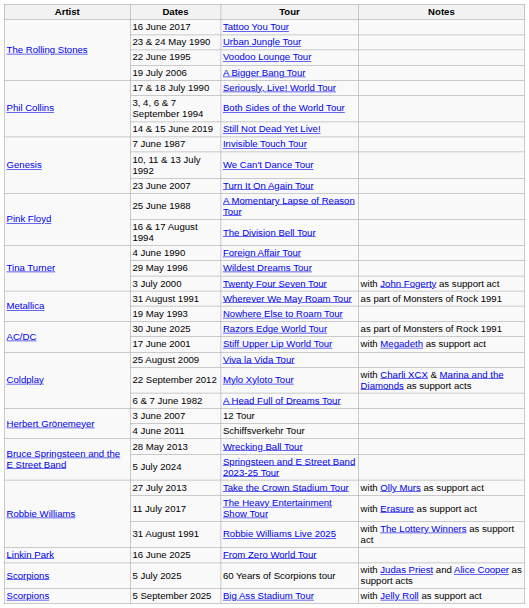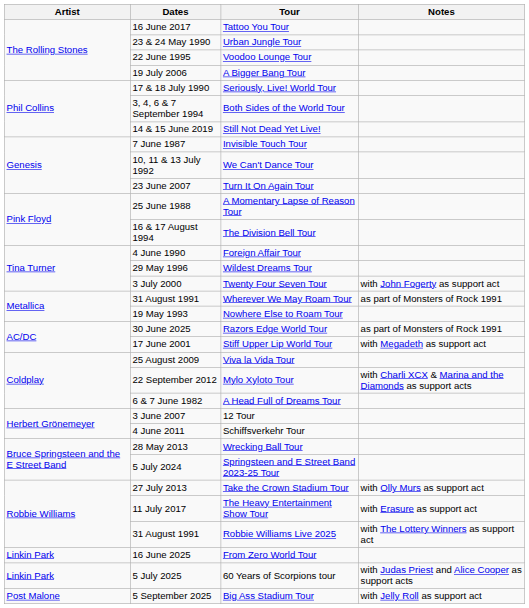(28, 575) Scorpions -> (30, 575) Linkin Park
(28, 596) Scorpions -> (33, 596) Post Malone
